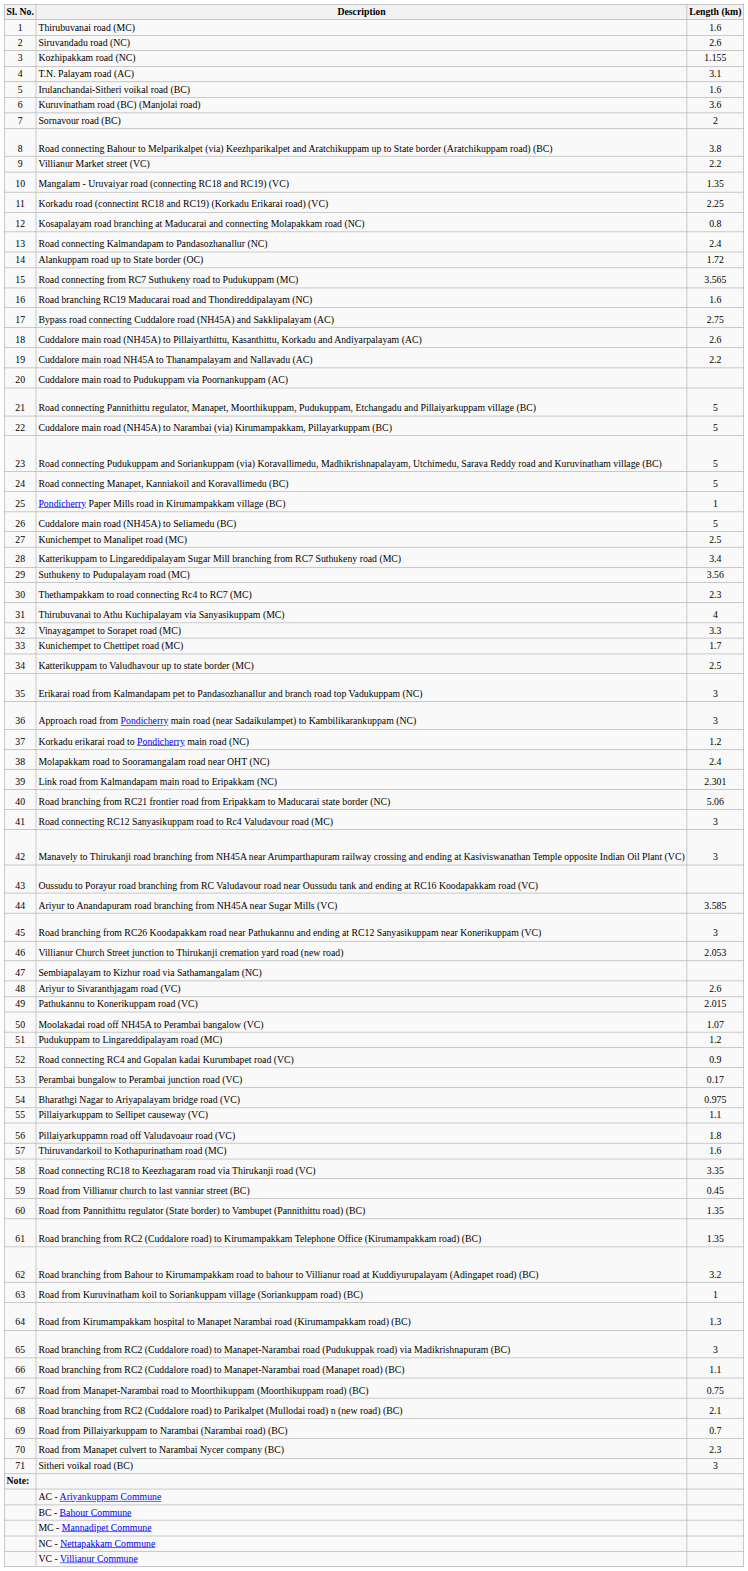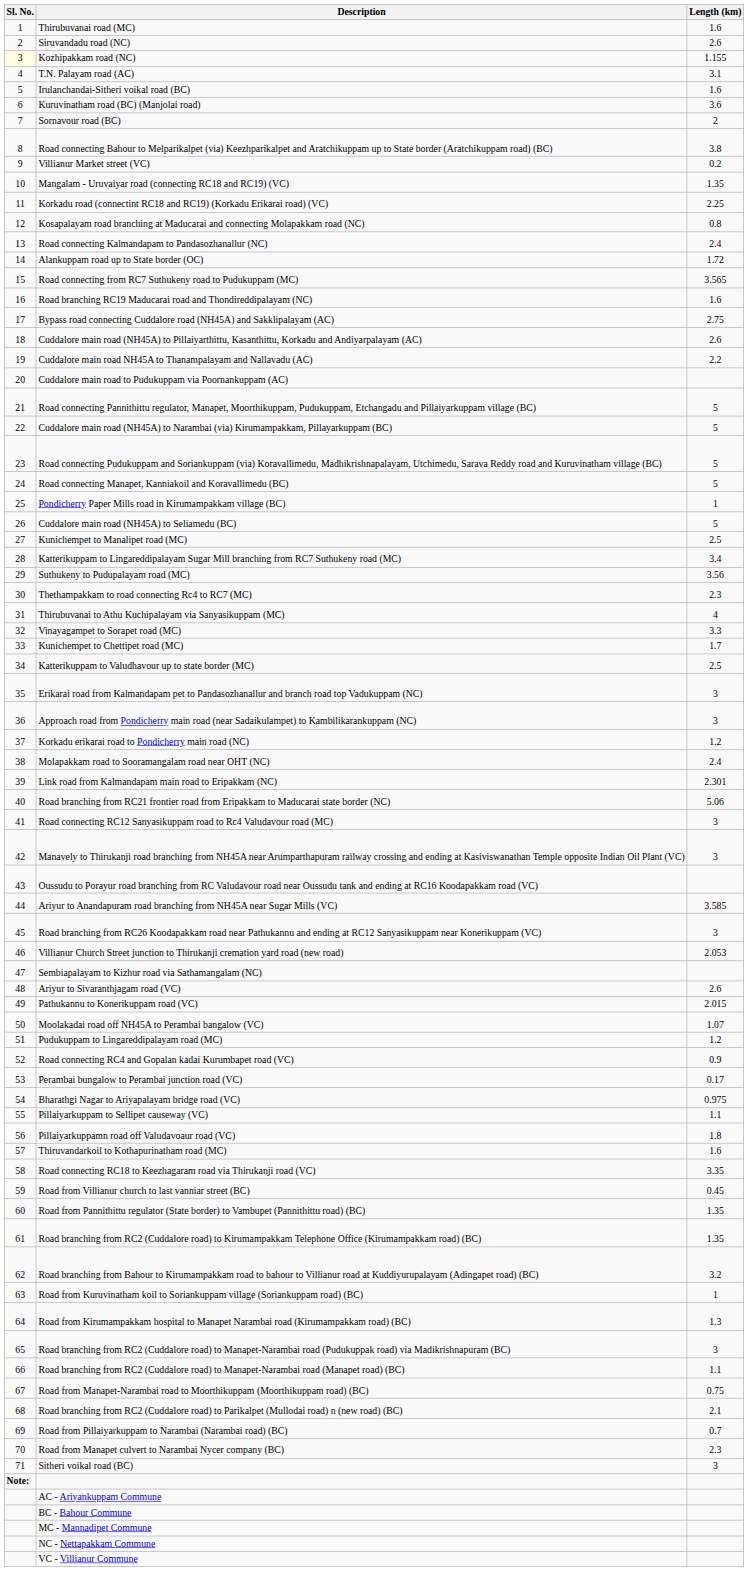(20, 58) no background -> (20, 58) lightyellow background
(715, 164) 2.2 -> (715, 164) 0.2
